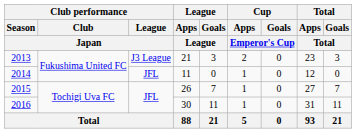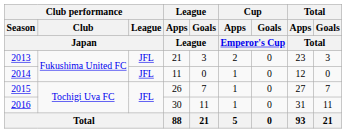(151, 58) J3 League -> (146, 58) JFL
